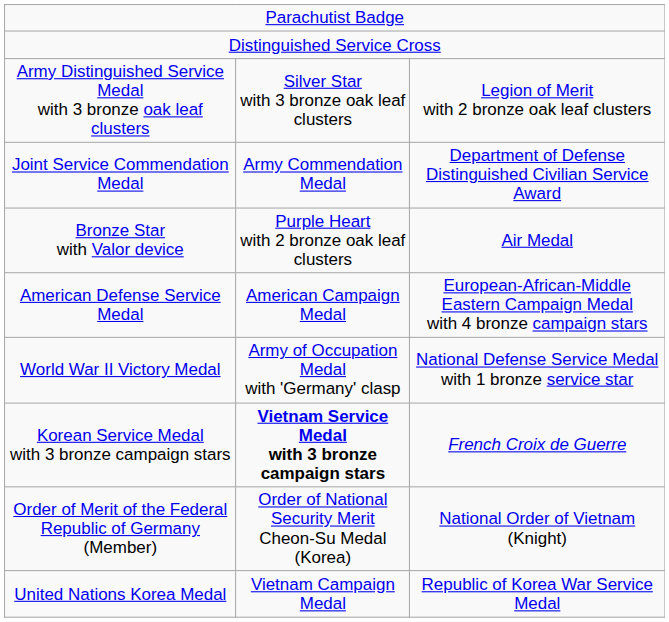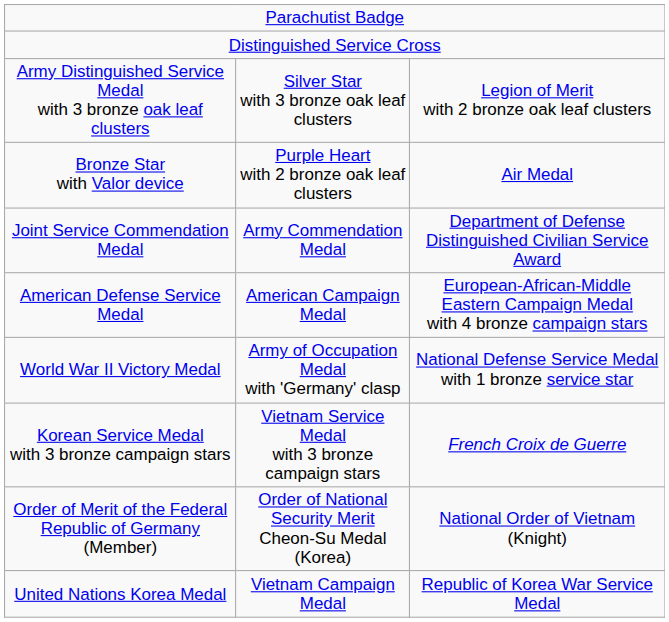rows swapped: (120, 240) <-> (120, 174)
(323, 444) bold -> (323, 444) normal
